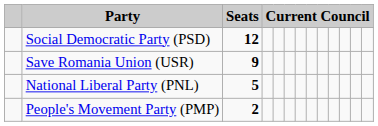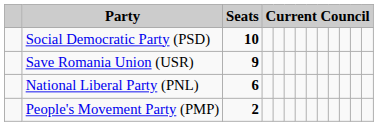(251, 39) 12 -> (251, 39) 10
(255, 86) 5 -> (255, 86) 6
